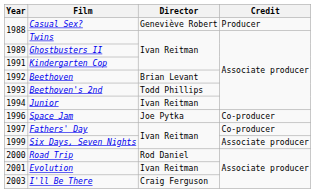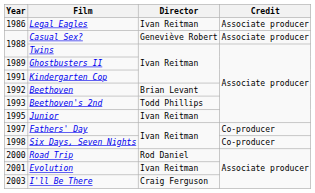+ row: (59, 24)
(241, 24) Producer -> (265, 37) Associate producer
(16, 103) 1994 -> (16, 116) 1995
- row: (51, 116)
(16, 142) 1999 -> (16, 142) 1998
(265, 142) Associate producer -> (248, 142) Co-producer
